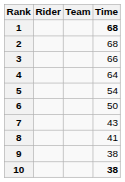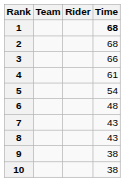columns swapped: (48, 12) <-> (78, 12)
(113, 75) 64 -> (113, 75) 61
(113, 106) 50 -> (113, 106) 48
(113, 138) 41 -> (113, 138) 43
(113, 169) bold -> (113, 169) normal
